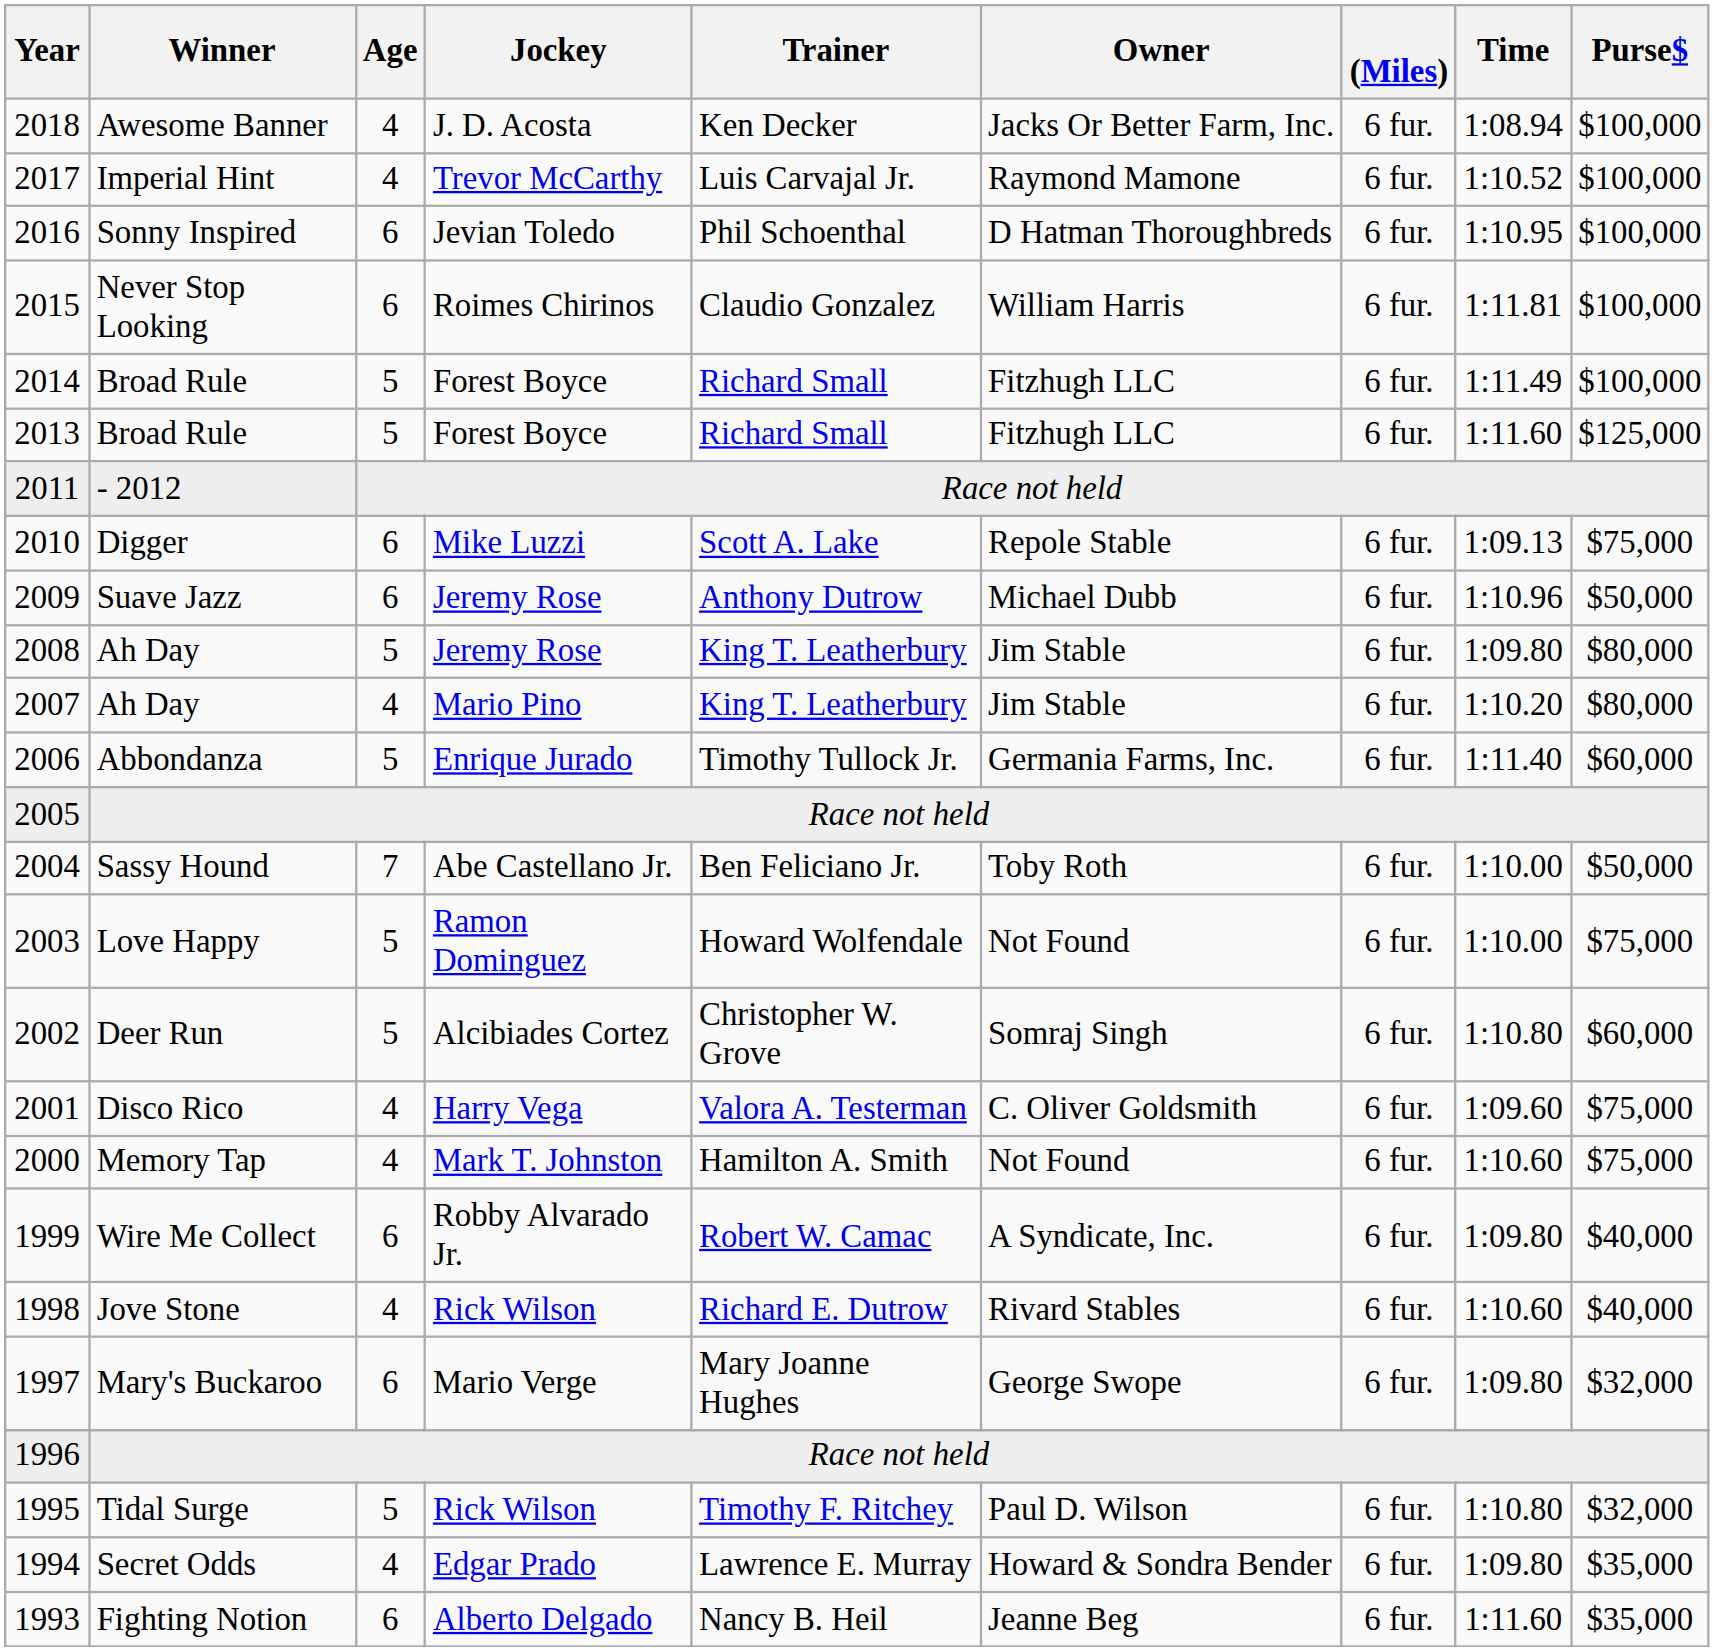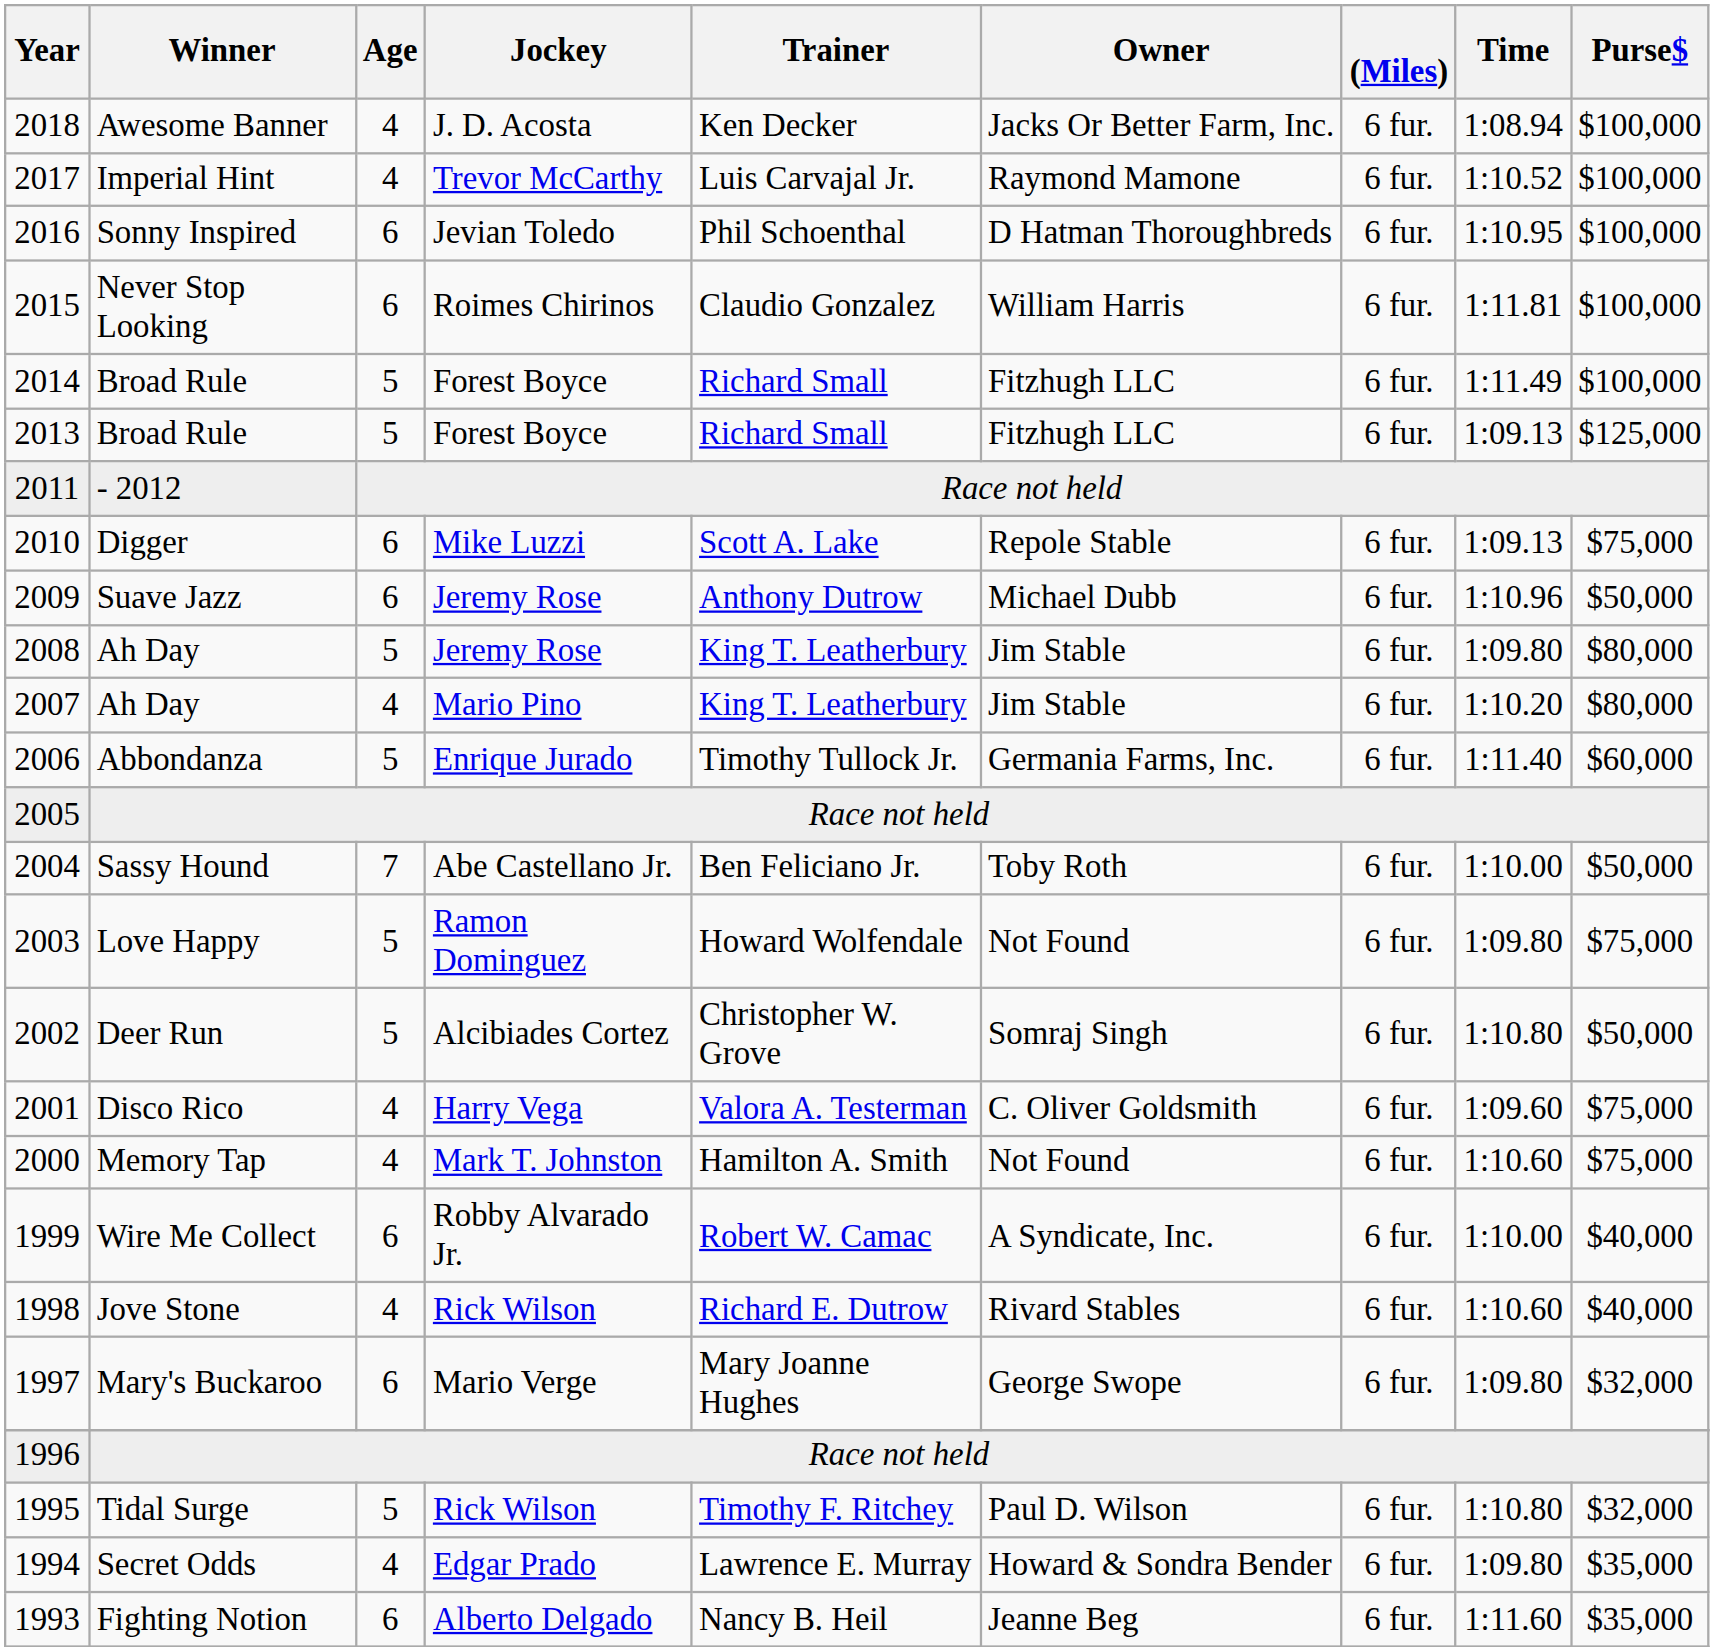(1513, 434) 1:11.60 -> (1513, 434) 1:09.13
(1513, 941) 1:10.00 -> (1513, 941) 1:09.80
(1640, 1034) $60,000 -> (1640, 1034) $50,000
(1513, 1235) 1:09.80 -> (1513, 1235) 1:10.00
